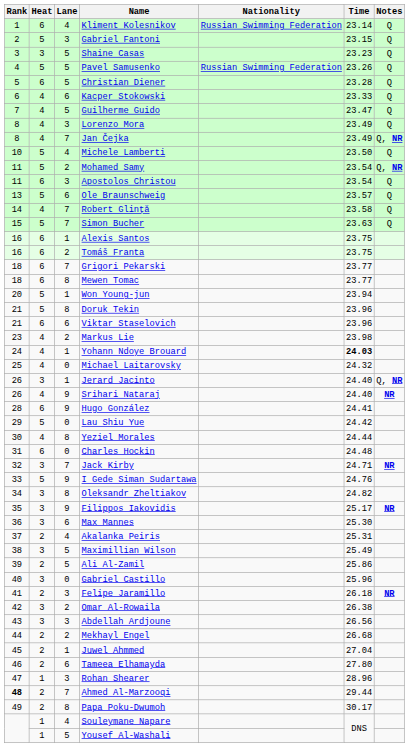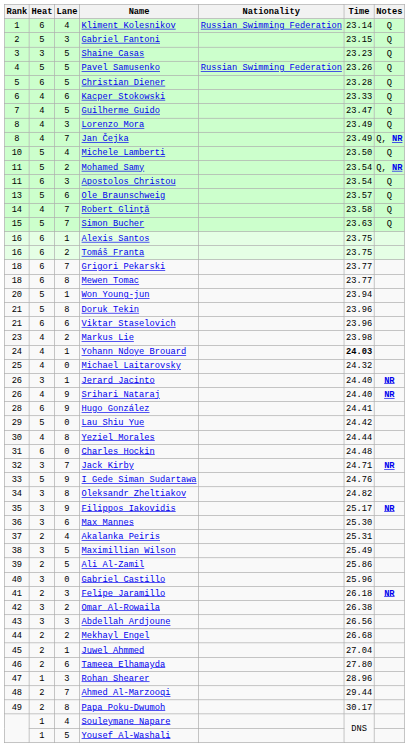(389, 381) Q, NR -> (389, 381) NR
(17, 693) bold -> (17, 693) normal
